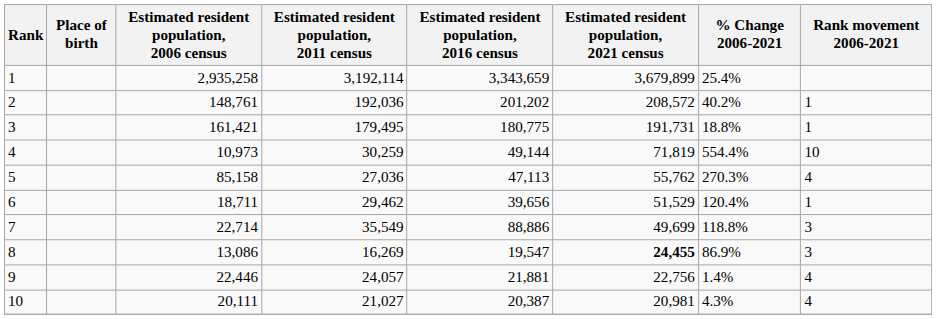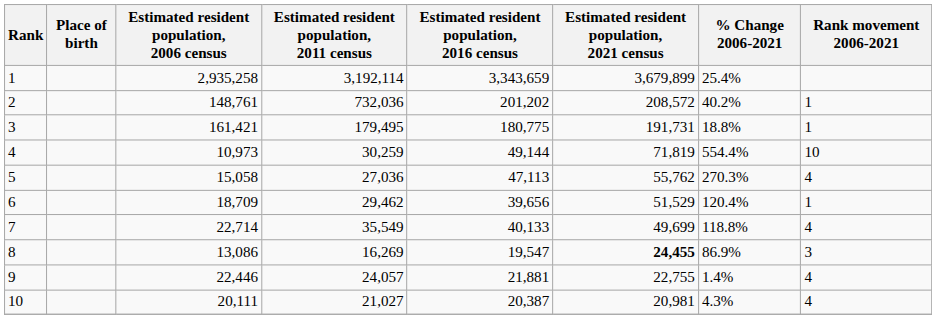(379, 102) 192,036 -> (379, 102) 732,036
(237, 177) 85,158 -> (237, 177) 15,058
(238, 202) 18,711 -> (237, 202) 18,709
(528, 227) 88,886 -> (528, 227) 40,133
(808, 227) 3 -> (808, 227) 4
(674, 277) 22,756 -> (674, 277) 22,755
